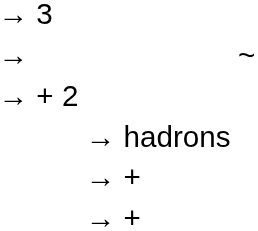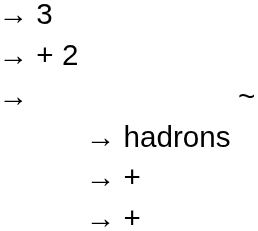rows swapped: (38, 96) <-> (13, 55)
